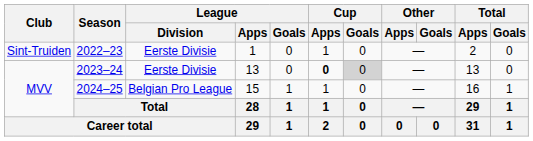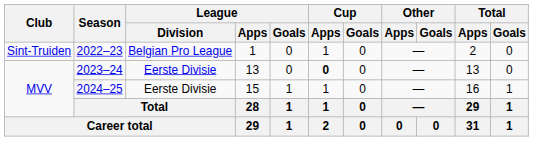(180, 51) Eerste Divisie -> (180, 51) Belgian Pro League
(363, 70) lightgrey background -> (363, 70) no background
(180, 88) Belgian Pro League -> (180, 88) Eerste Divisie
